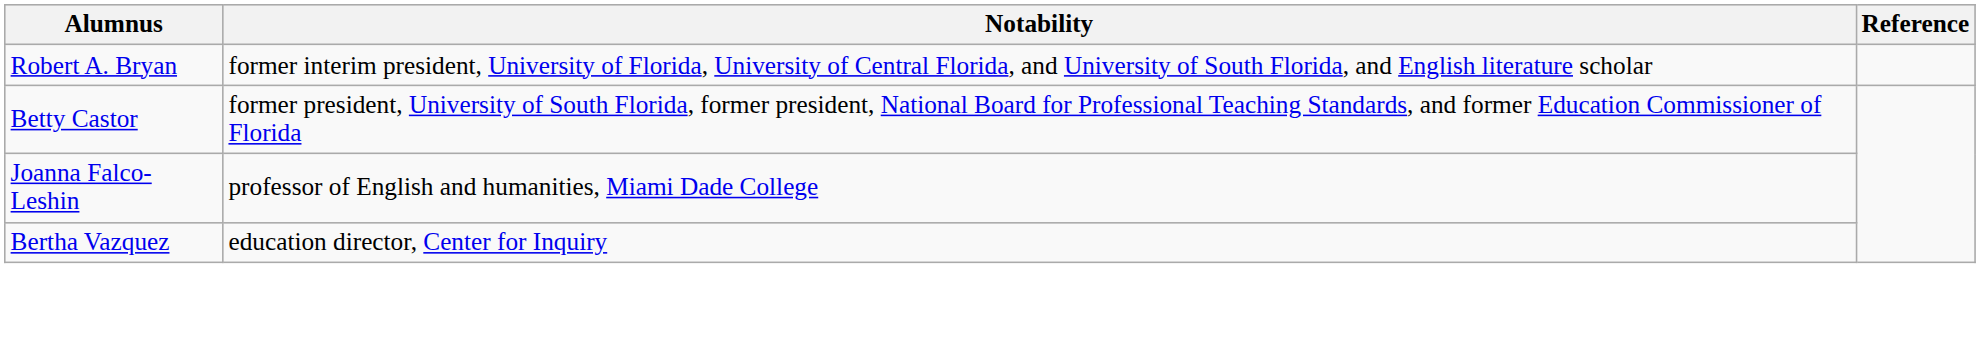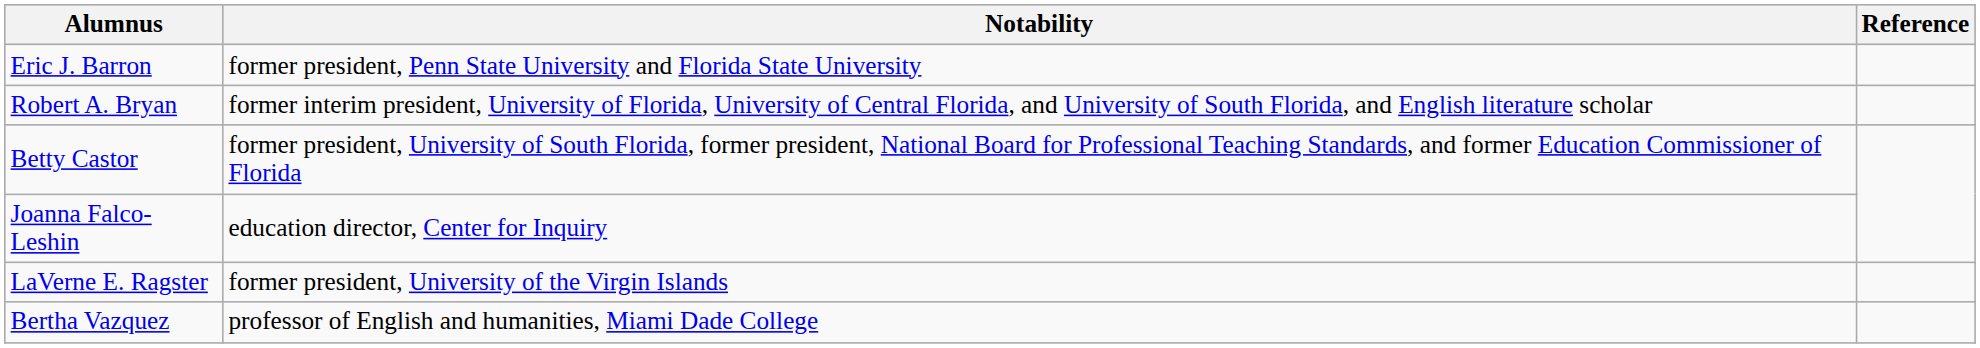+ row: (81, 64)
(523, 187) professor of English and humanities, Miami Dade College -> (418, 227) education director, Center for Inquiry
+ row: (109, 281)
(418, 241) education director, Center for Inquiry -> (523, 321) professor of English and humanities, Miami Dade College
